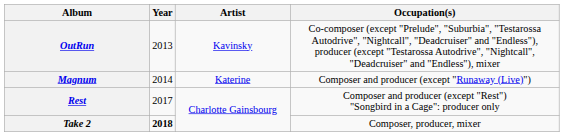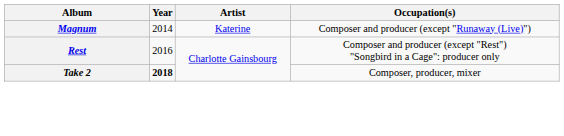- row: (77, 46)
(162, 101) 2017 -> (162, 50) 2016
